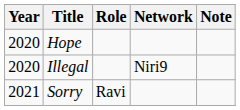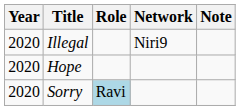rows swapped: (68, 67) <-> (64, 42)
(24, 92) 2021 -> (24, 92) 2020
(111, 92) no background -> (111, 92) lightblue background
